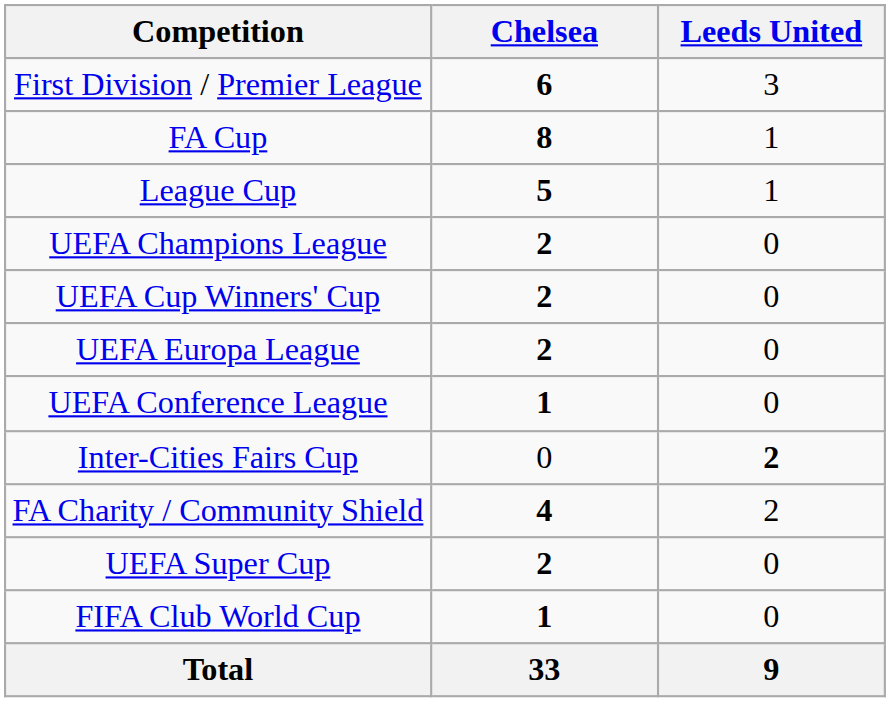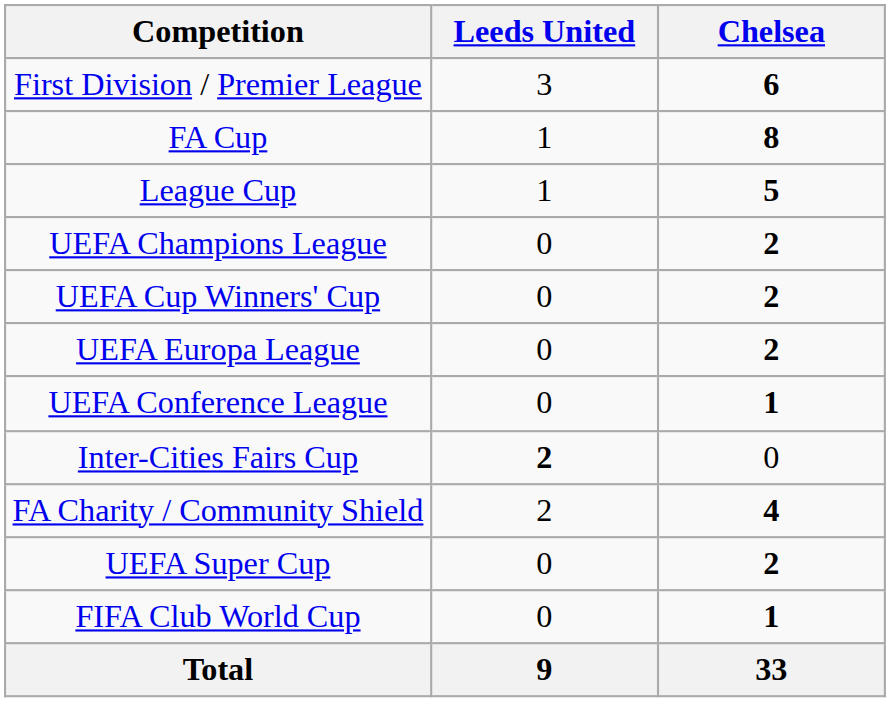columns swapped: (544, 31) <-> (771, 31)
